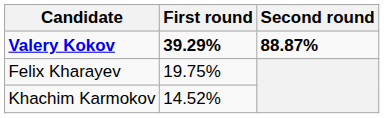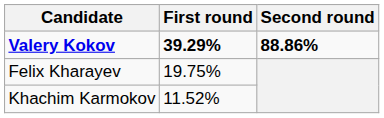(289, 44) 88.87% -> (289, 44) 88.86%
(192, 98) 14.52% -> (191, 98) 11.52%
